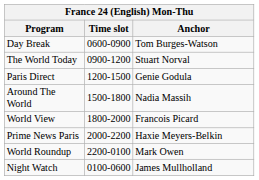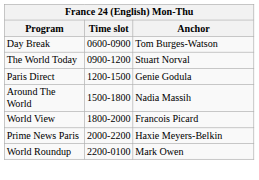- row: (32, 167)
